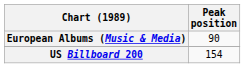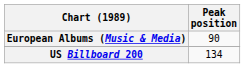(214, 55) 154 -> (214, 55) 134
